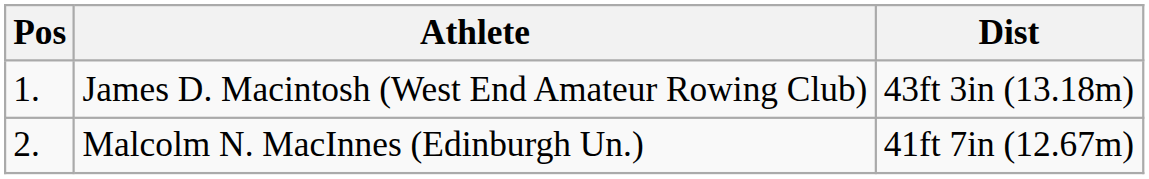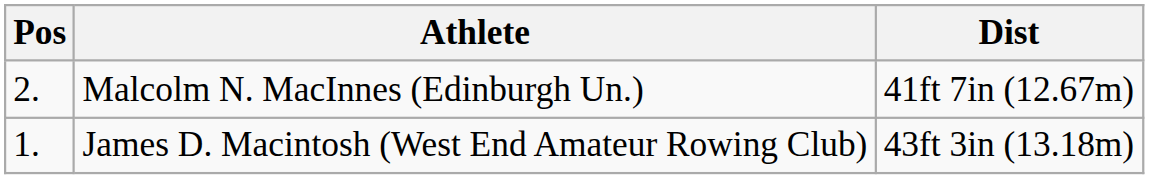rows swapped: (475, 88) <-> (363, 144)
